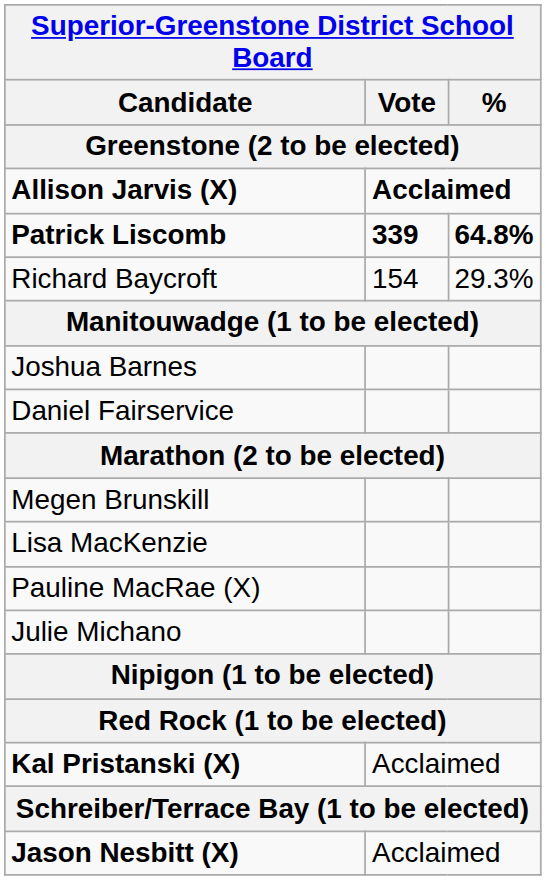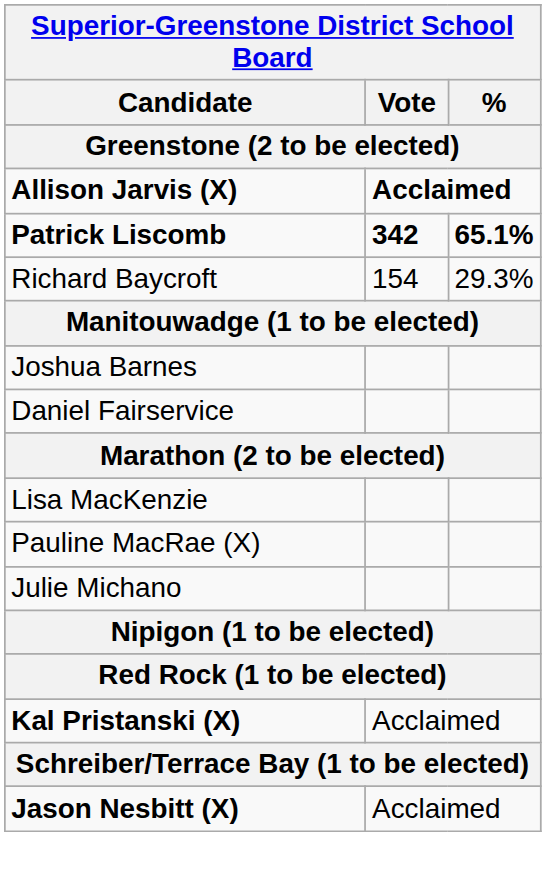(395, 234) 339 -> (395, 234) 342
(494, 234) 64.8% -> (494, 234) 65.1%
- row: (110, 499)
